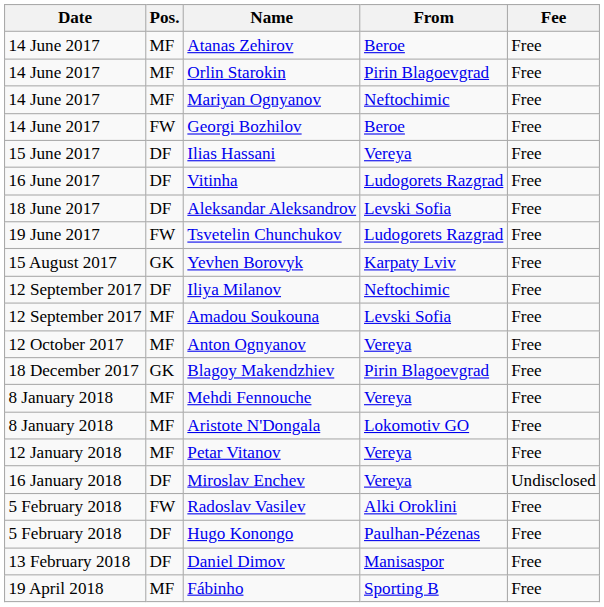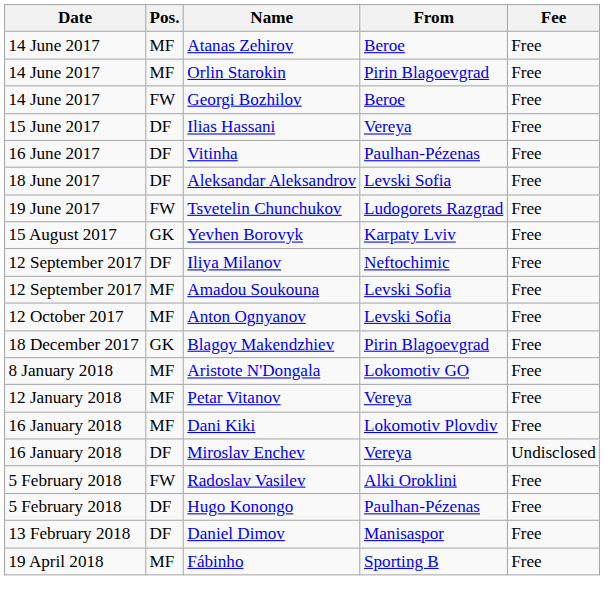- row: (254, 99)
(434, 180) Ludogorets Razgrad -> (422, 153) Paulhan-Pézenas
(388, 343) Vereya -> (408, 316) Levski Sofia
- row: (249, 398)
+ row: (221, 425)
